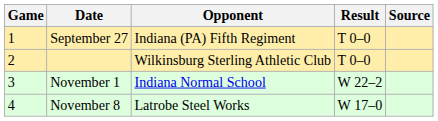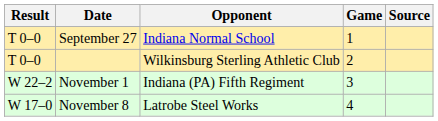columns swapped: (26, 15) <-> (360, 15)
(215, 37) Indiana (PA) Fifth Regiment -> (209, 37) Indiana Normal School
(200, 82) Indiana Normal School -> (224, 82) Indiana (PA) Fifth Regiment
